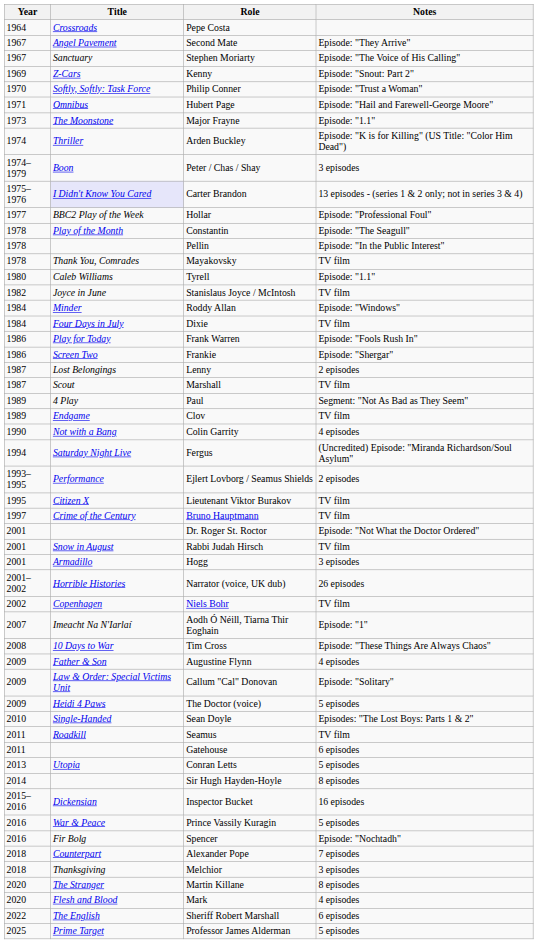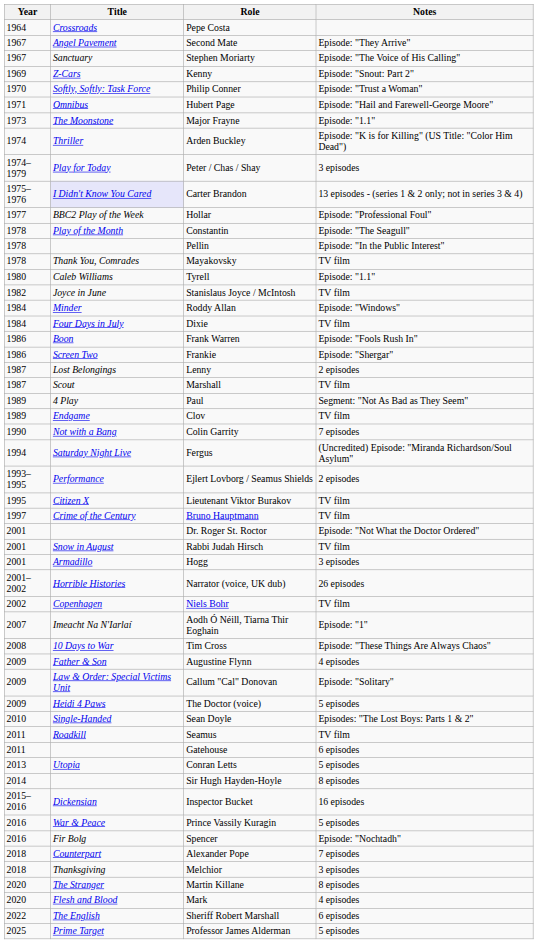(63, 168) Boon -> (82, 168) Play for Today
(82, 339) Play for Today -> (63, 339) Boon
(339, 432) 4 episodes -> (339, 432) 7 episodes
